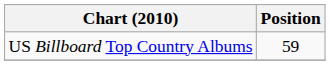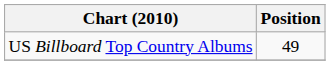(291, 45) 59 -> (291, 45) 49
